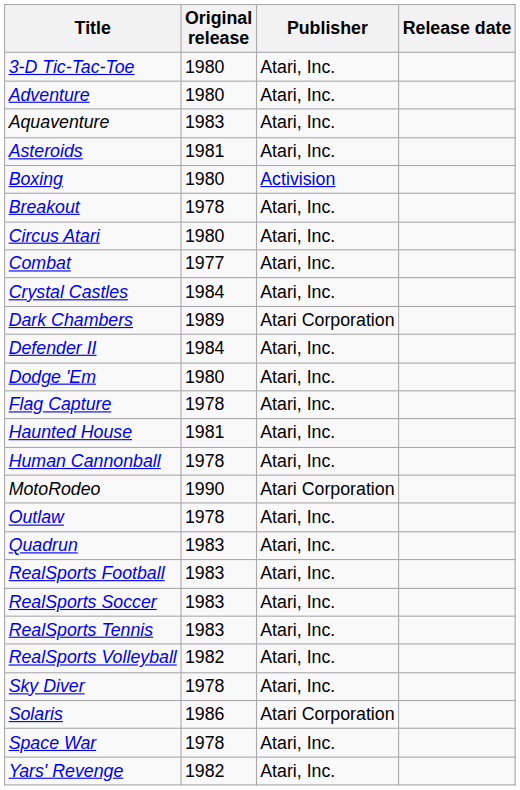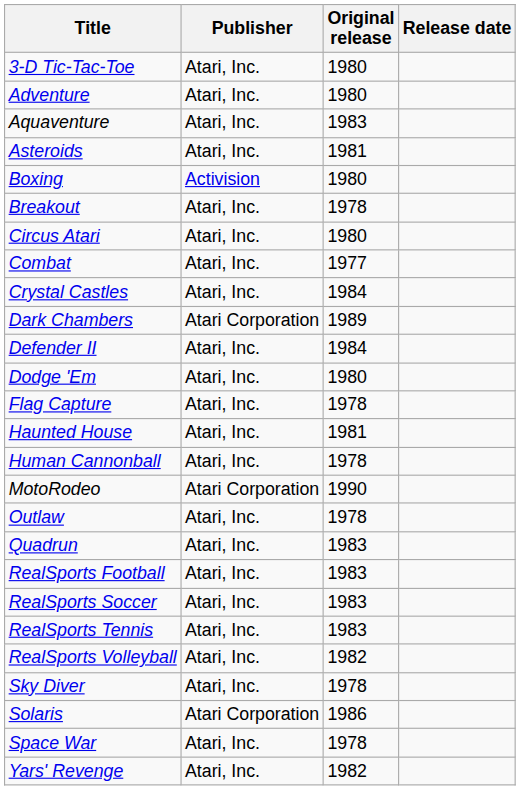columns swapped: (327, 28) <-> (219, 28)
